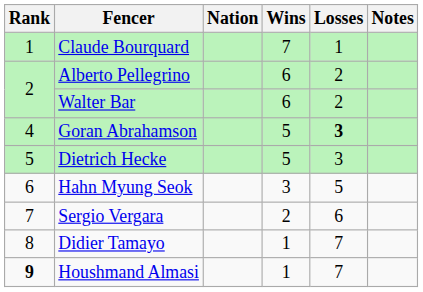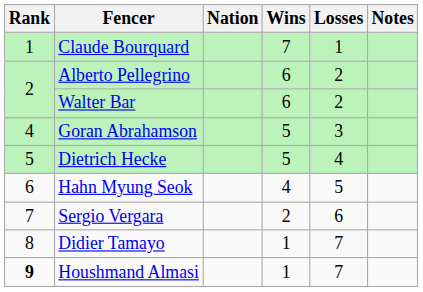(339, 131) bold -> (339, 131) normal
(339, 159) 3 -> (339, 159) 4
(286, 187) 3 -> (286, 187) 4
